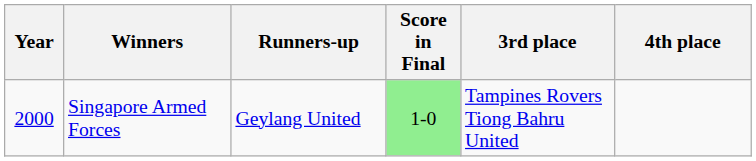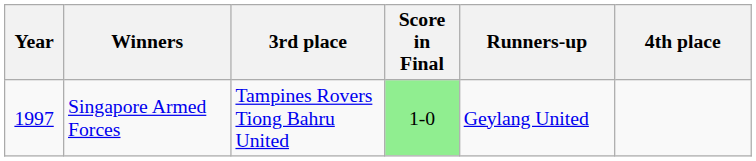columns swapped: (309, 42) <-> (537, 42)
(34, 117) 2000 -> (34, 117) 1997
